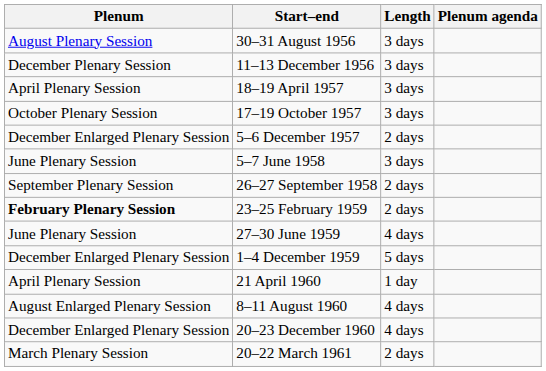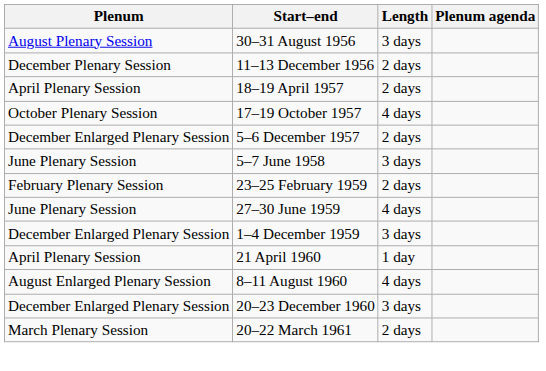(404, 64) 3 days -> (401, 64) 2 days
(404, 88) 3 days -> (401, 88) 2 days
(404, 112) 3 days -> (401, 112) 4 days
- row: (307, 185)
(92, 209) bold -> (86, 185) normal
(404, 257) 5 days -> (401, 233) 3 days
(404, 329) 4 days -> (401, 305) 3 days
